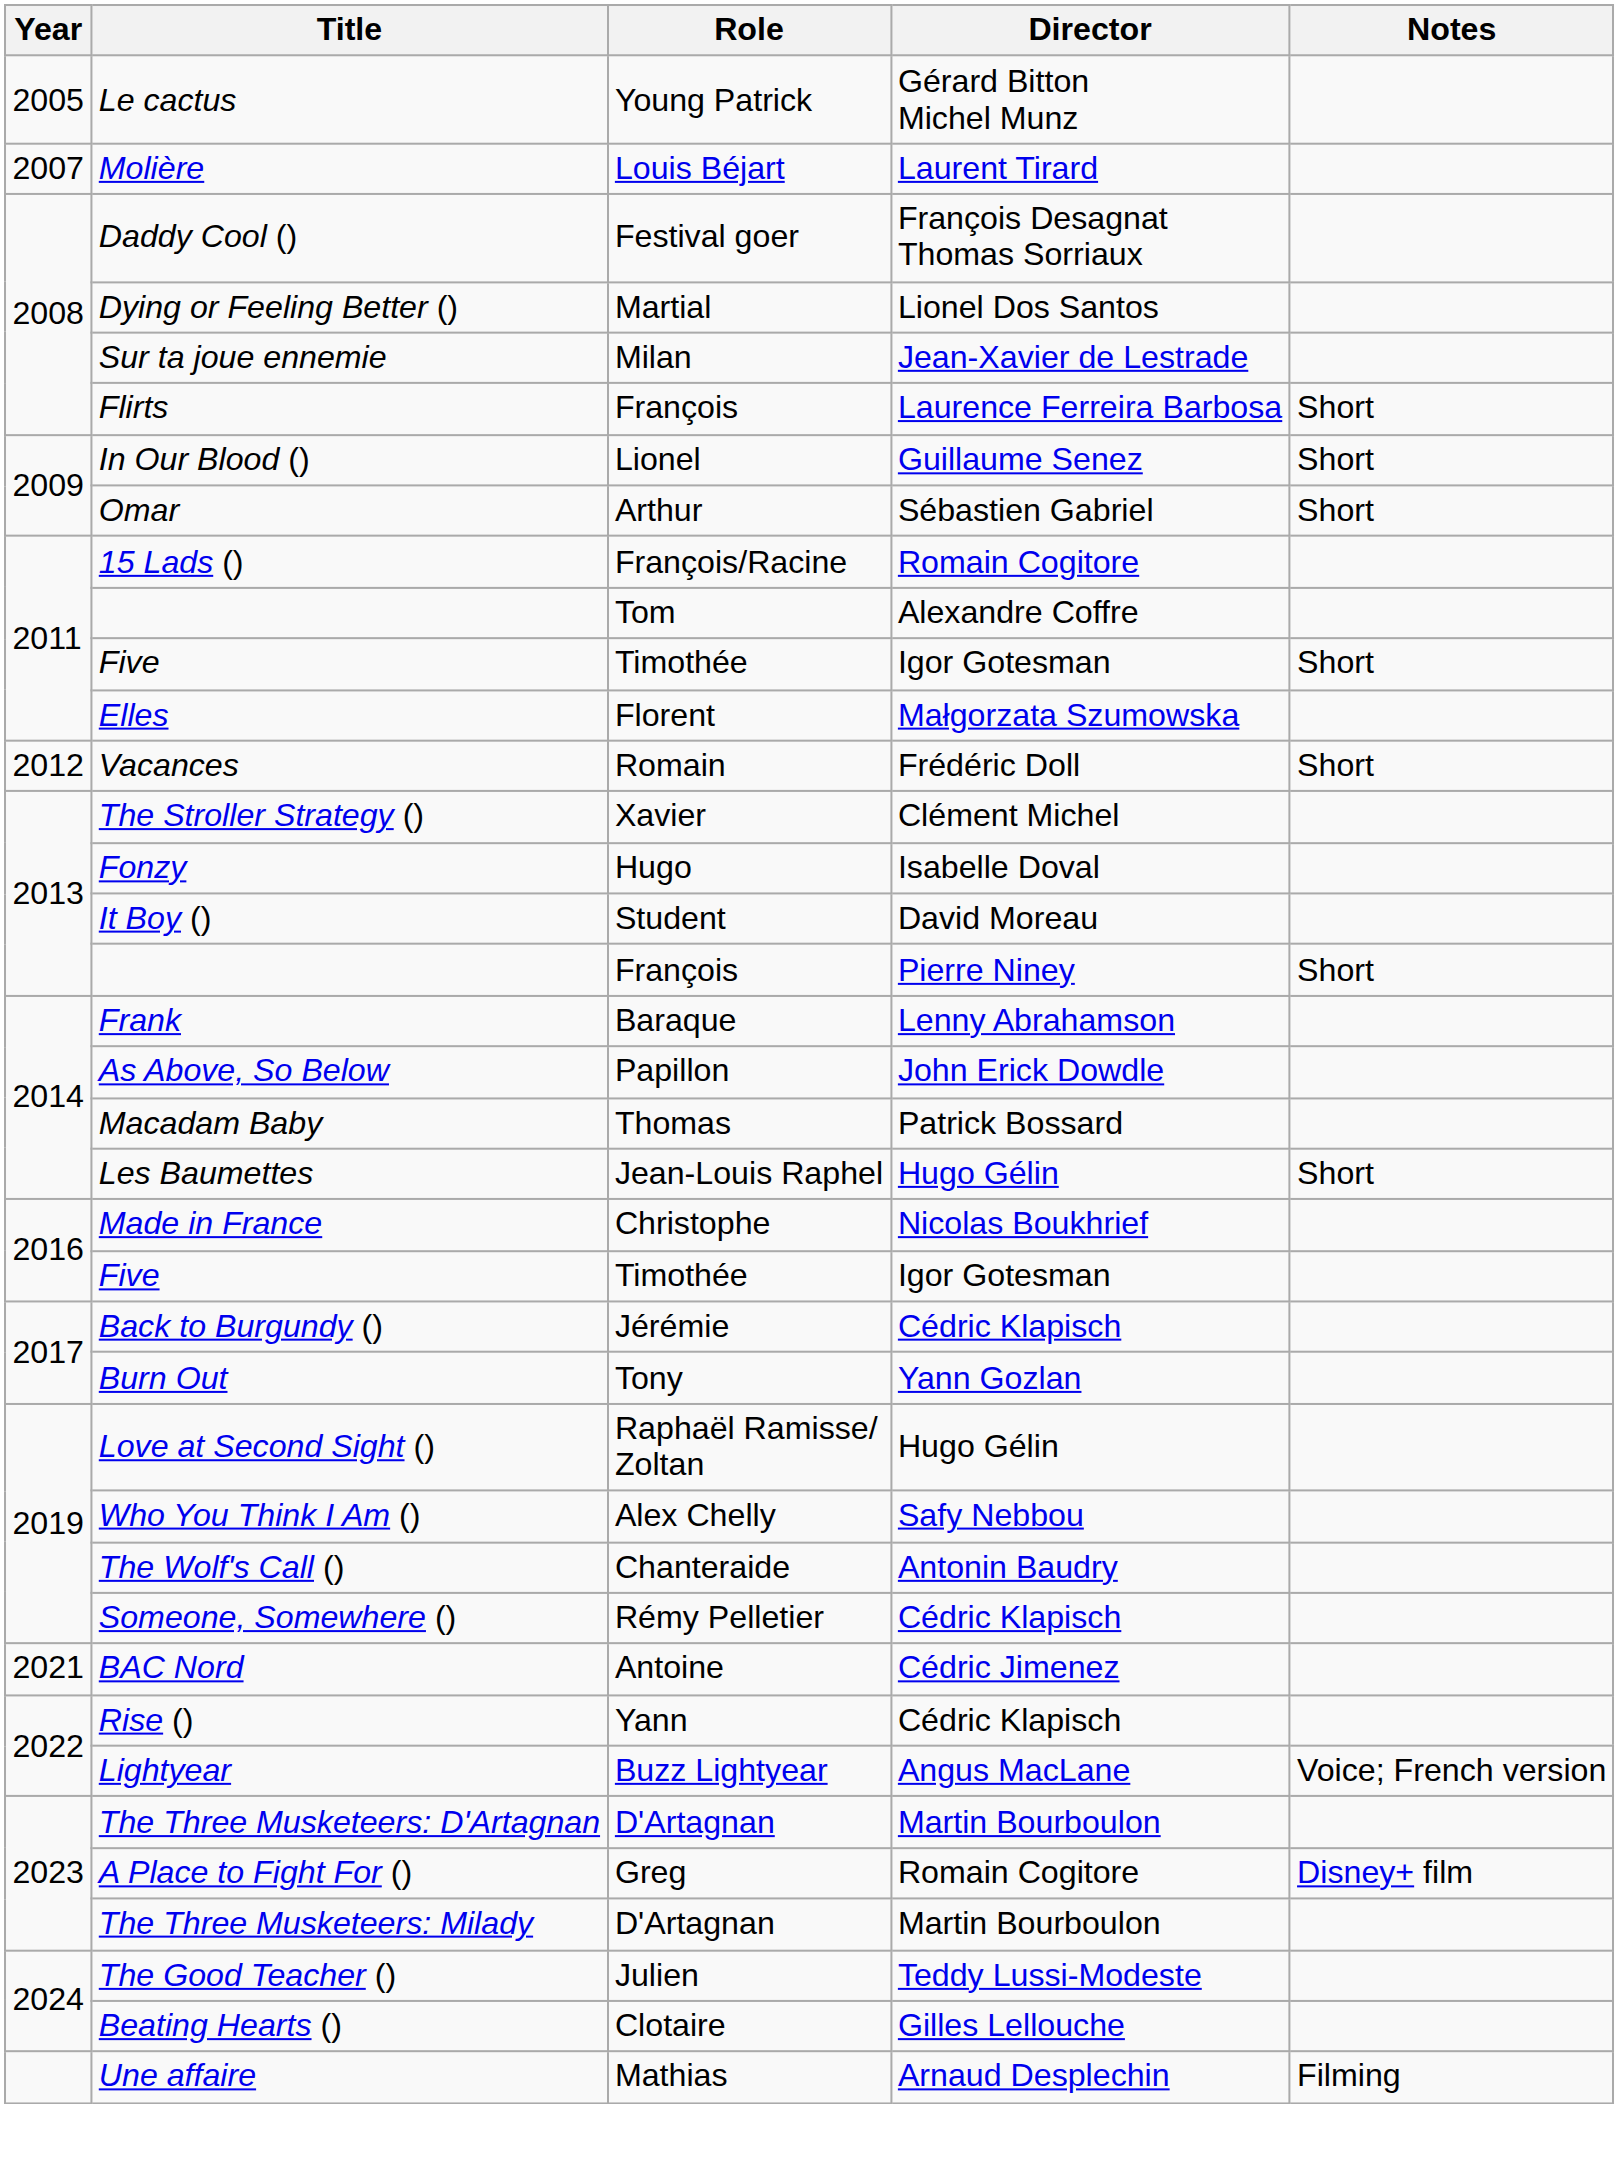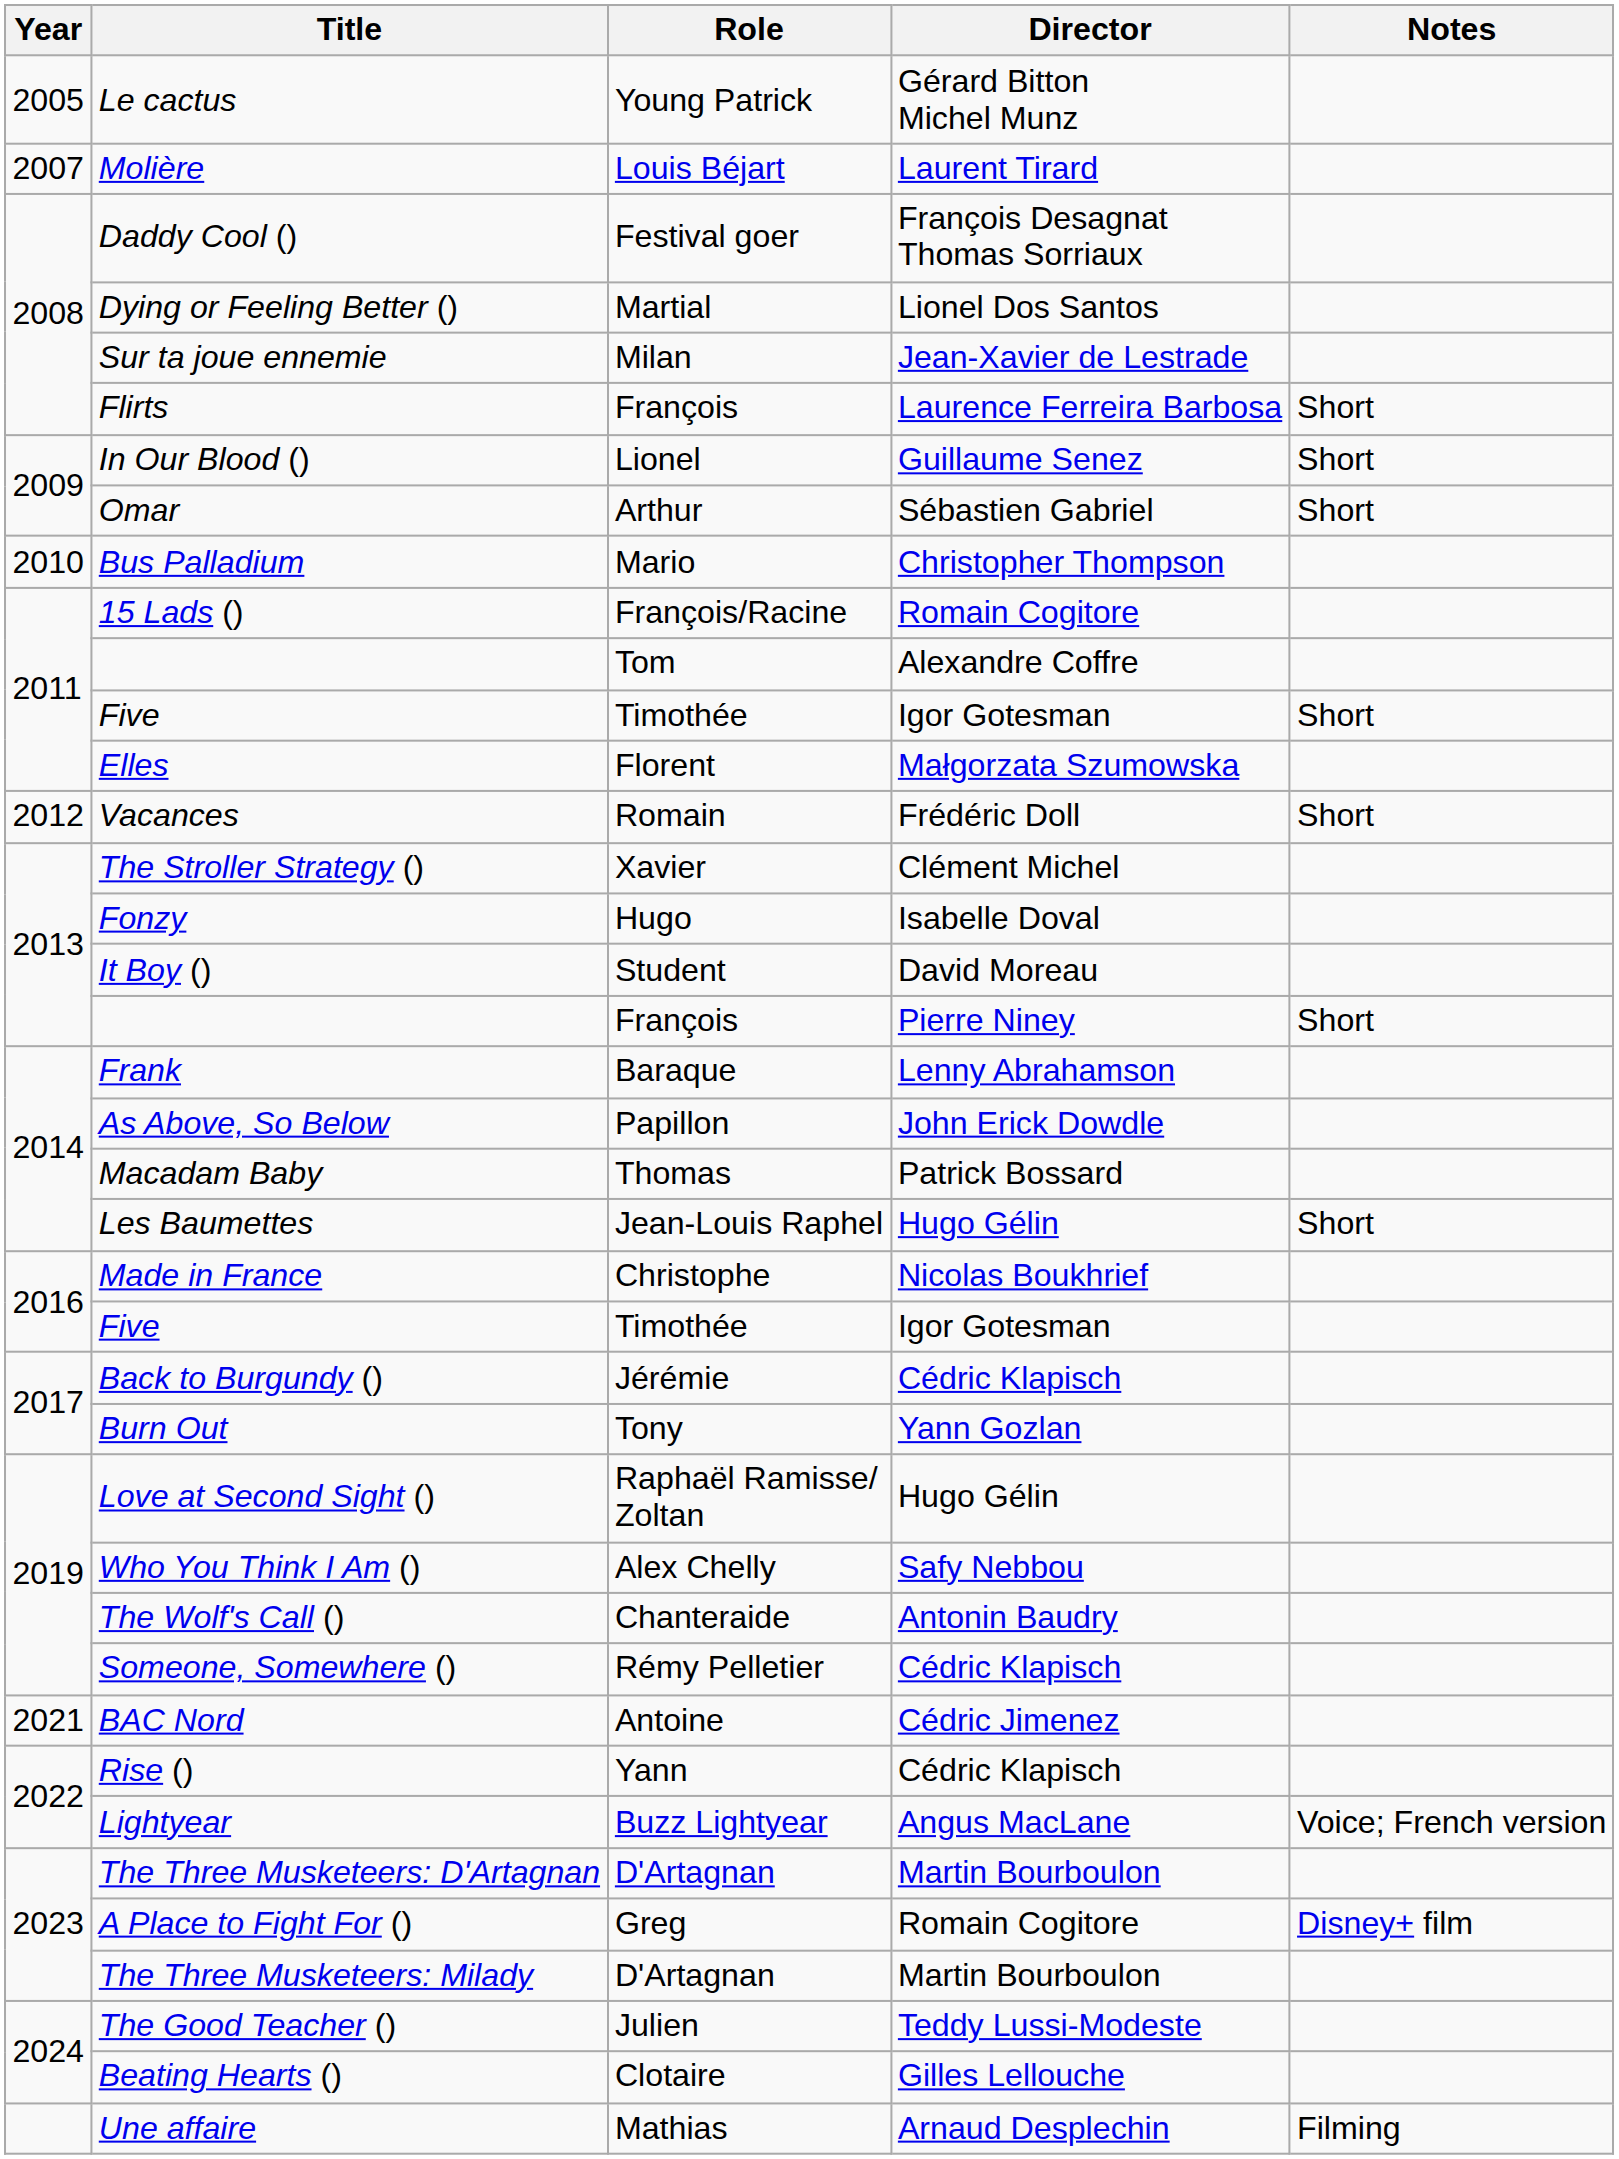+ row: (48, 561)
